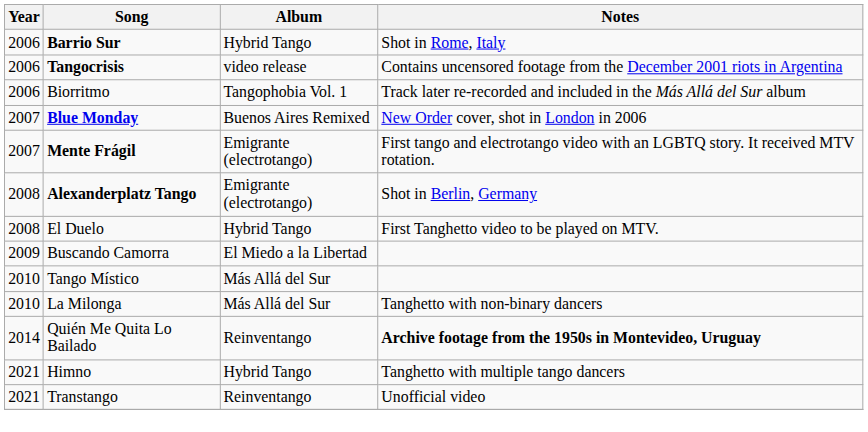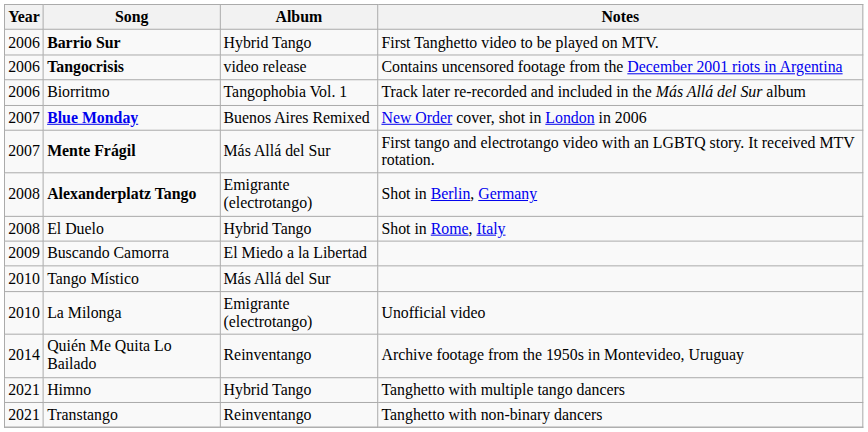(443, 42) Shot in Rome, Italy -> (520, 42) First Tanghetto video to be played on MTV.
(268, 151) Emigrante (electrotango) -> (277, 151) Más Allá del Sur
(520, 228) First Tanghetto video to be played on MTV. -> (443, 228) Shot in Rome, Italy
(277, 303) Más Allá del Sur -> (268, 312) Emigrante (electrotango)
(492, 303) Tanghetto with non-binary dancers -> (433, 312) Unofficial video
(571, 337) bold -> (563, 355) normal
(433, 397) Unofficial video -> (492, 414) Tanghetto with non-binary dancers
